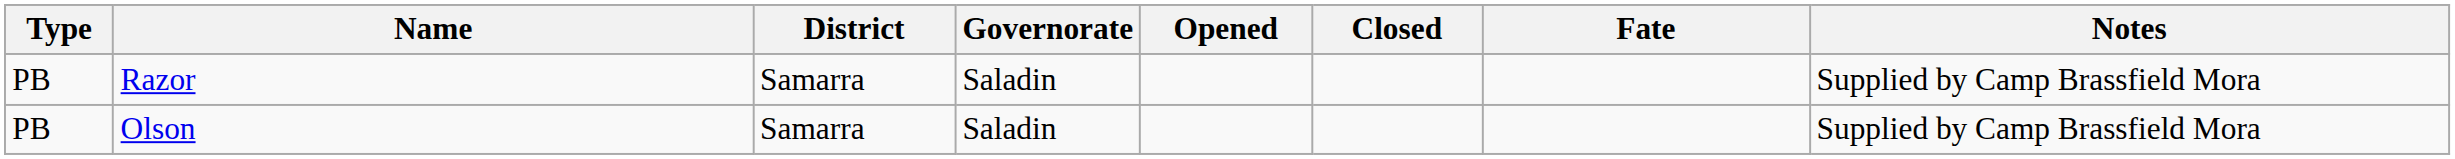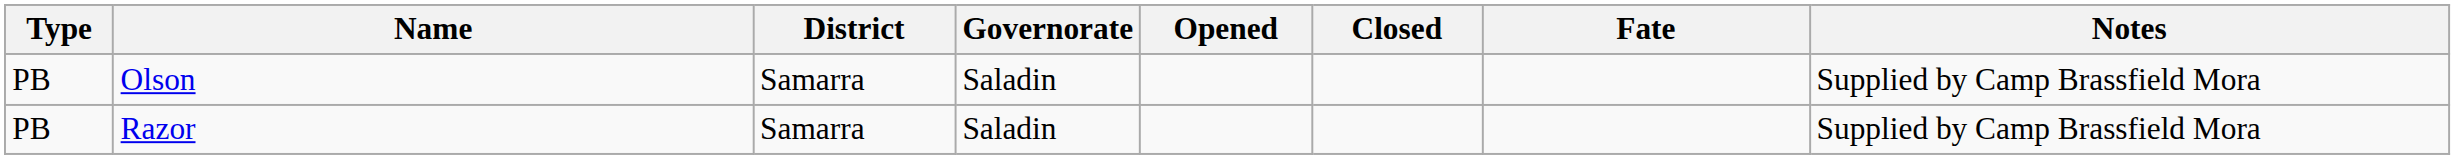rows swapped: (158, 128) <-> (158, 79)
